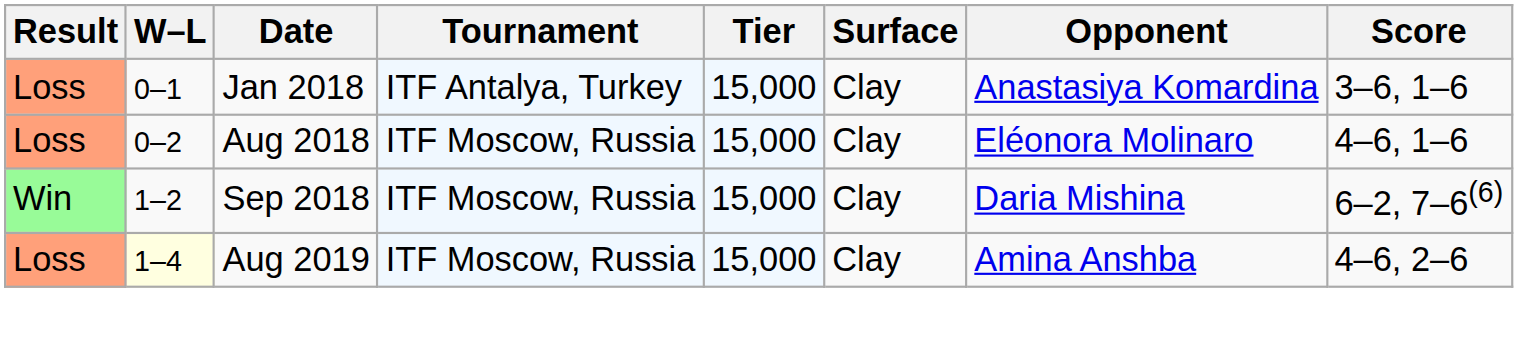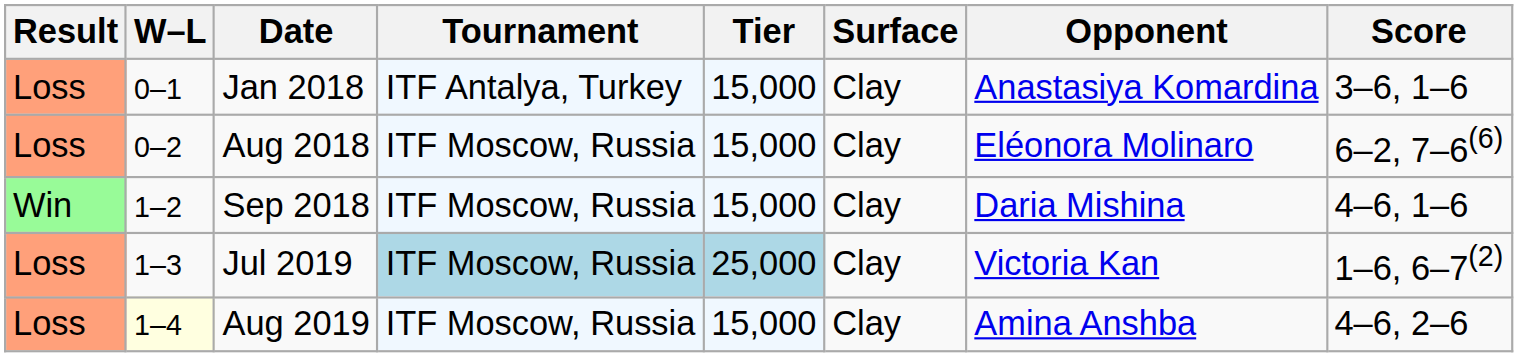(1401, 140) 4–6, 1–6 -> (1419, 145) 6–2, 7–6(6)
(1419, 200) 6–2, 7–6(6) -> (1401, 204) 4–6, 1–6
+ row: (288, 263)
